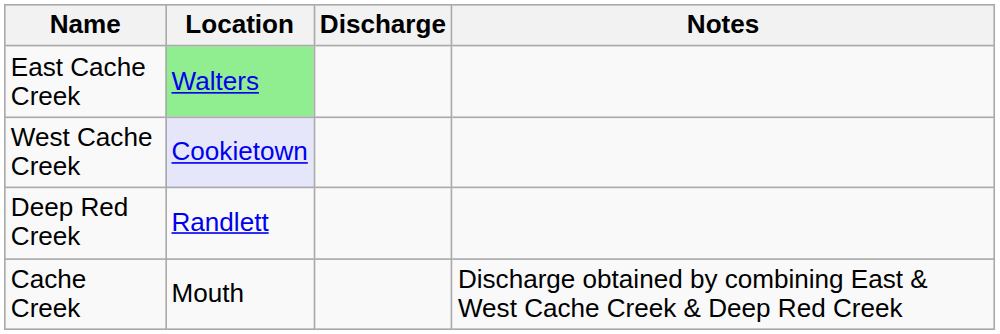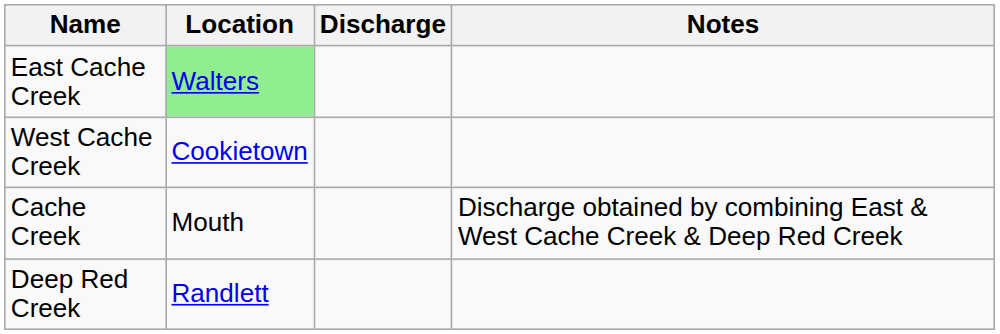(240, 151) lavender background -> (240, 151) no background
rows swapped: (70, 222) <-> (49, 293)
